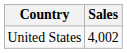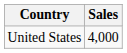(103, 37) 4,002 -> (103, 37) 4,000
